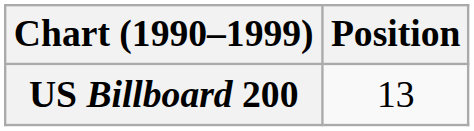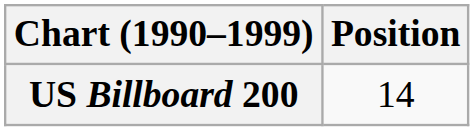(396, 93) 13 -> (396, 93) 14
